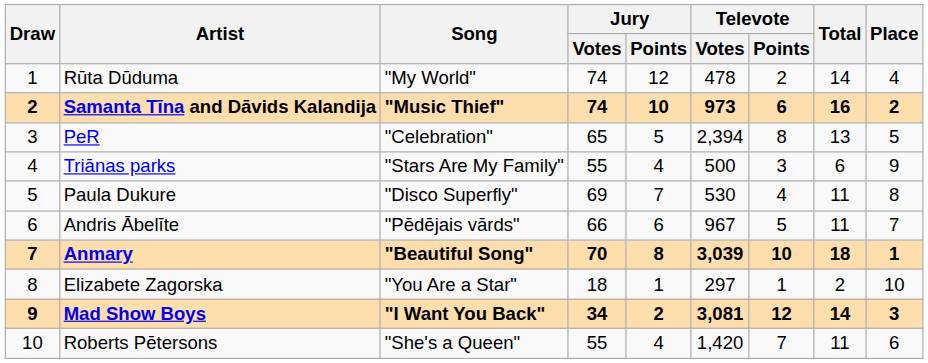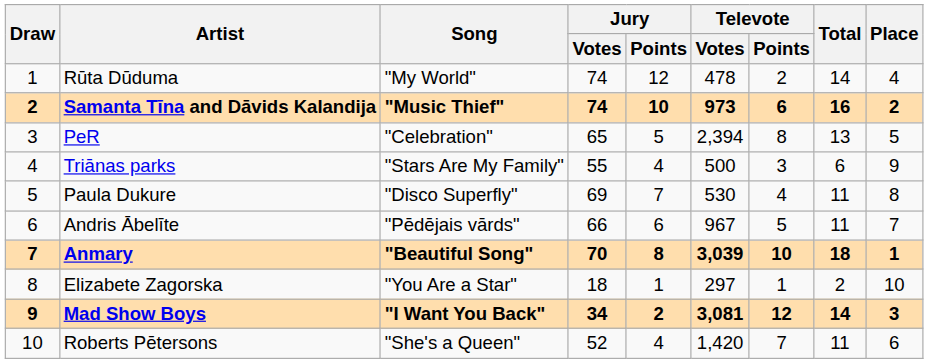(597, 343) 55 -> (597, 343) 52
